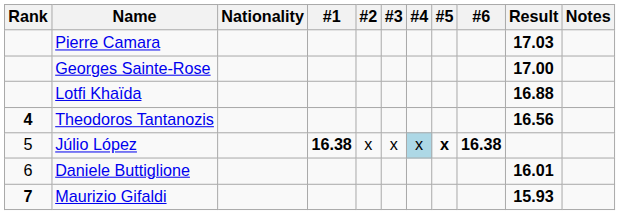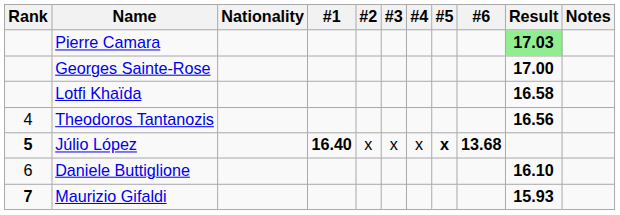(534, 42) no background -> (534, 42) lightgreen background
(534, 94) 16.88 -> (534, 94) 16.58
(28, 119) bold -> (28, 119) normal
(28, 145) normal -> (28, 145) bold
(332, 145) 16.38 -> (332, 145) 16.40
(419, 145) lightblue background -> (419, 145) no background
(481, 145) 16.38 -> (481, 145) 13.68
(534, 171) 16.01 -> (534, 171) 16.10
